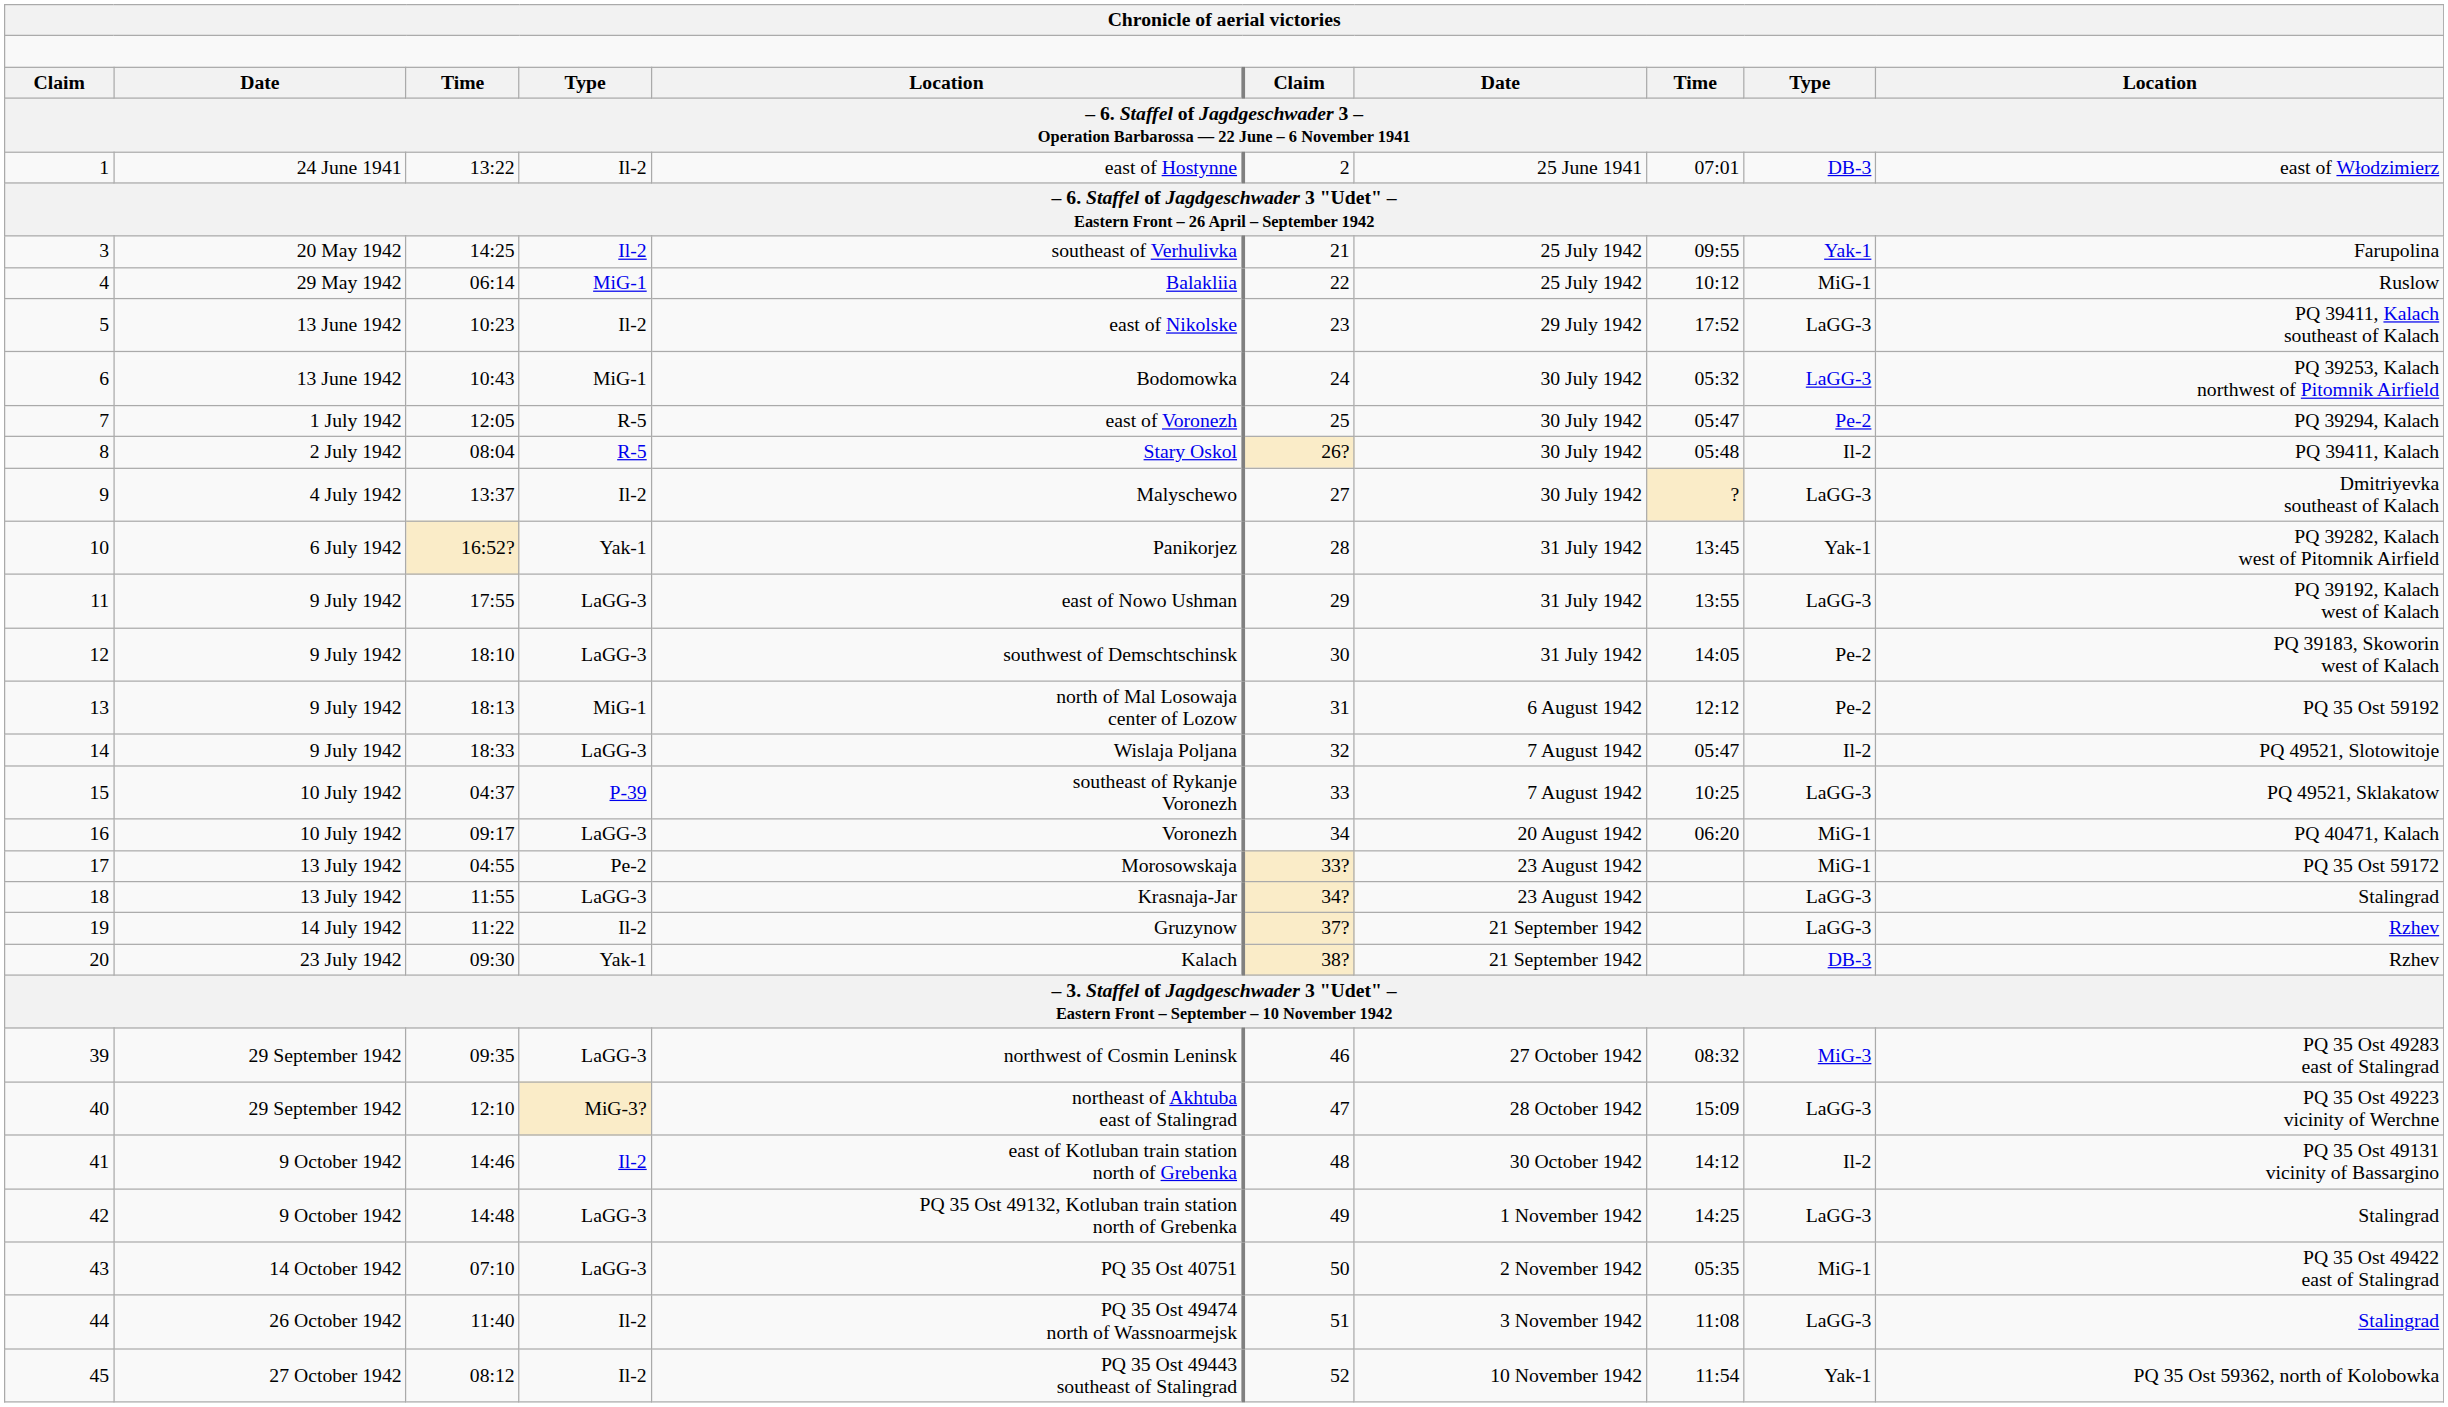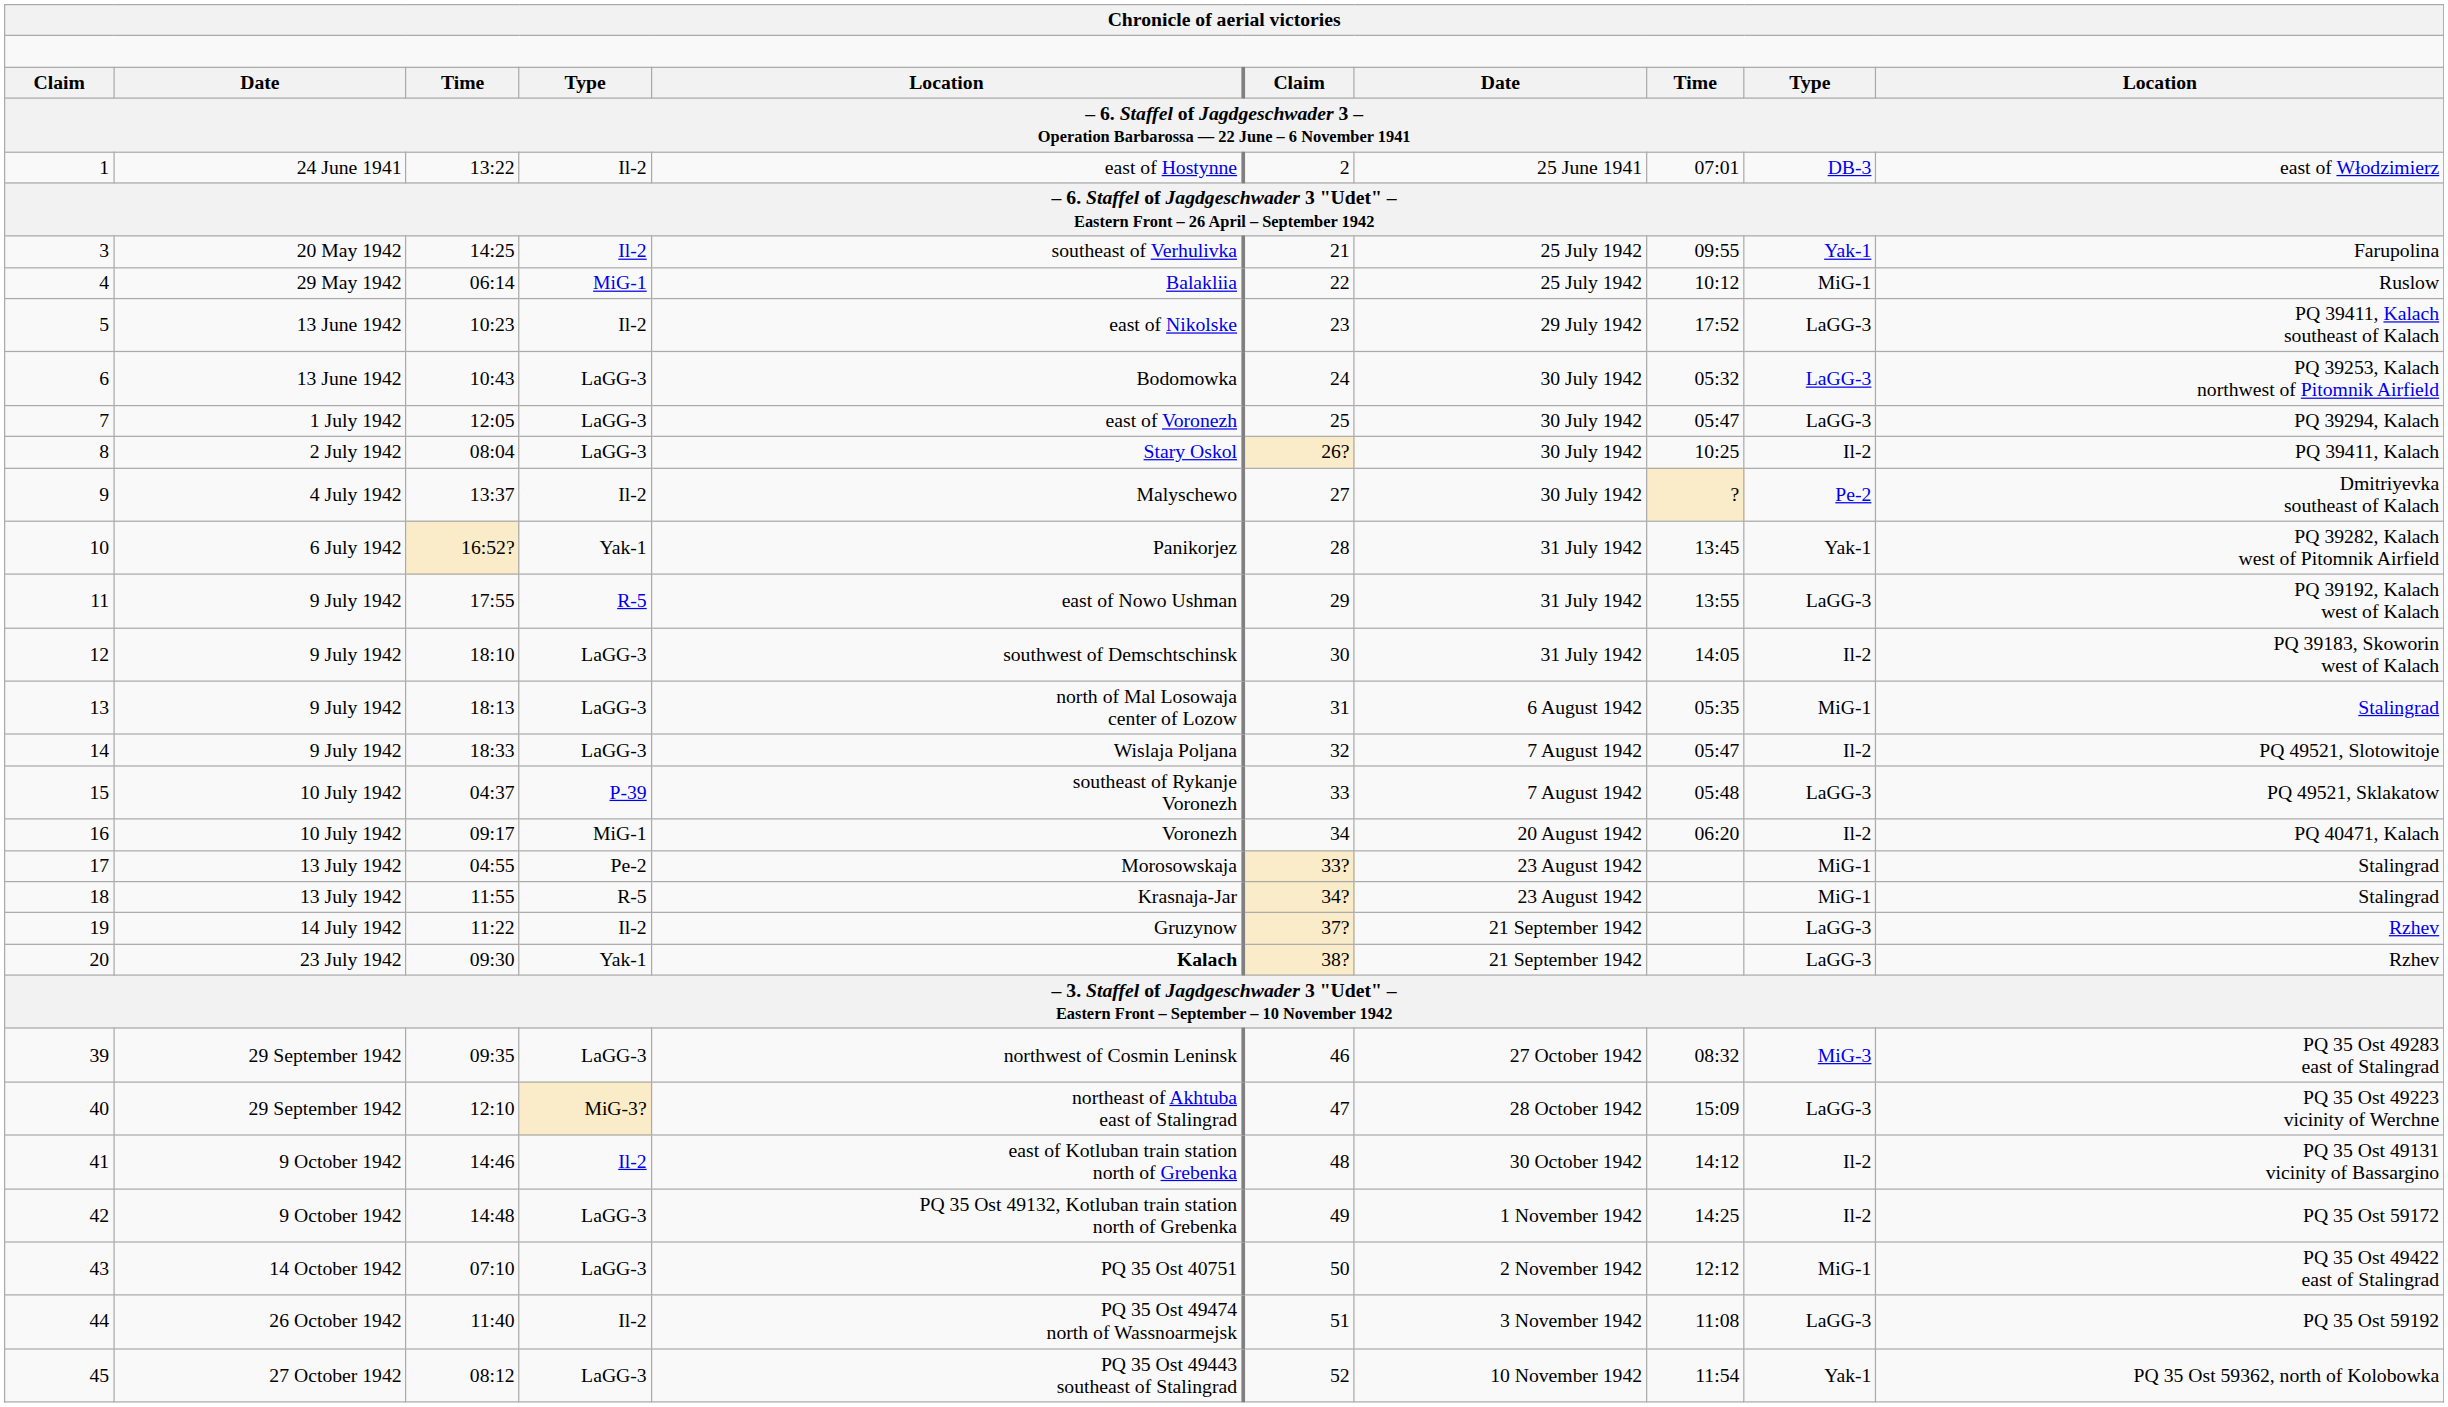(620, 378) MiG-1 -> (614, 378) LaGG-3
(632, 420) R-5 -> (614, 420) LaGG-3
(1853, 420) Pe-2 -> (1839, 420) LaGG-3
(632, 451) R-5 -> (614, 451) LaGG-3
(1717, 451) 05:48 -> (1717, 451) 10:25
(1839, 494) LaGG-3 -> (1853, 494) Pe-2
(614, 600) LaGG-3 -> (632, 600) R-5
(1853, 654) Pe-2 -> (1857, 654) Il-2
(620, 707) MiG-1 -> (614, 707) LaGG-3
(1717, 707) 12:12 -> (1717, 707) 05:35
(1853, 707) Pe-2 -> (1845, 707) MiG-1
(2371, 707) PQ 35 Ost 59192 -> (2399, 707) Stalingrad
(1717, 792) 10:25 -> (1717, 792) 05:48
(614, 834) LaGG-3 -> (620, 834) MiG-1
(1845, 834) MiG-1 -> (1857, 834) Il-2
(2371, 865) PQ 35 Ost 59172 -> (2399, 865) Stalingrad
(614, 896) LaGG-3 -> (632, 896) R-5
(1839, 896) LaGG-3 -> (1845, 896) MiG-1
(1209, 959) normal -> (1207, 959) bold
(1850, 959) DB-3 -> (1839, 959) LaGG-3
(1839, 1215) LaGG-3 -> (1857, 1215) Il-2
(2399, 1215) Stalingrad -> (2371, 1215) PQ 35 Ost 59172
(1717, 1268) 05:35 -> (1717, 1268) 12:12
(2399, 1321) Stalingrad -> (2371, 1321) PQ 35 Ost 59192
(632, 1375) Il-2 -> (614, 1375) LaGG-3
